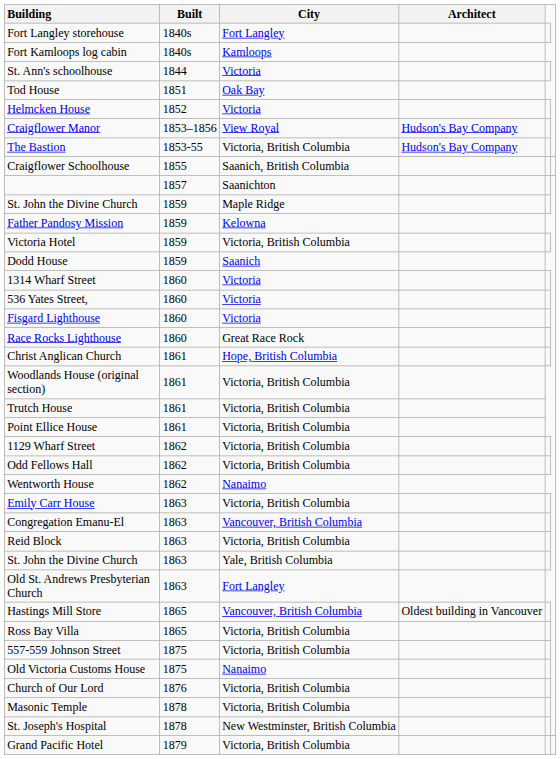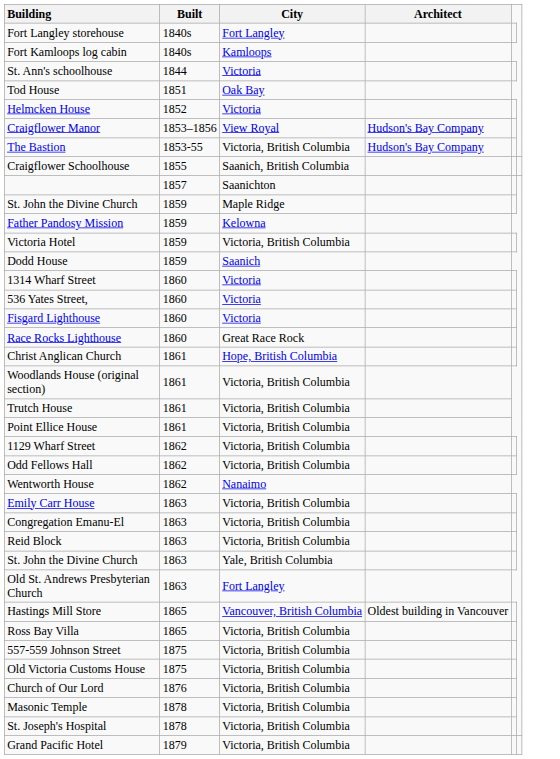(292, 522) Vancouver, British Columbia -> (286, 522) Victoria, British Columbia
(244, 669) Nanaimo -> (286, 669) Victoria, British Columbia
(309, 726) New Westminster, British Columbia -> (286, 726) Victoria, British Columbia
